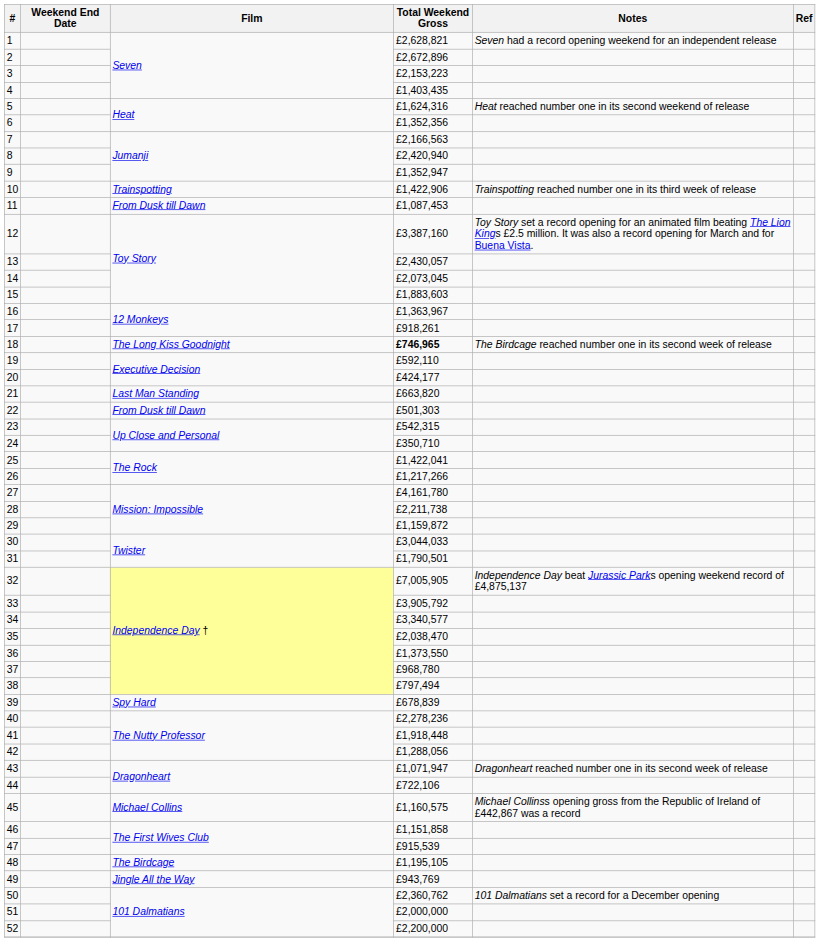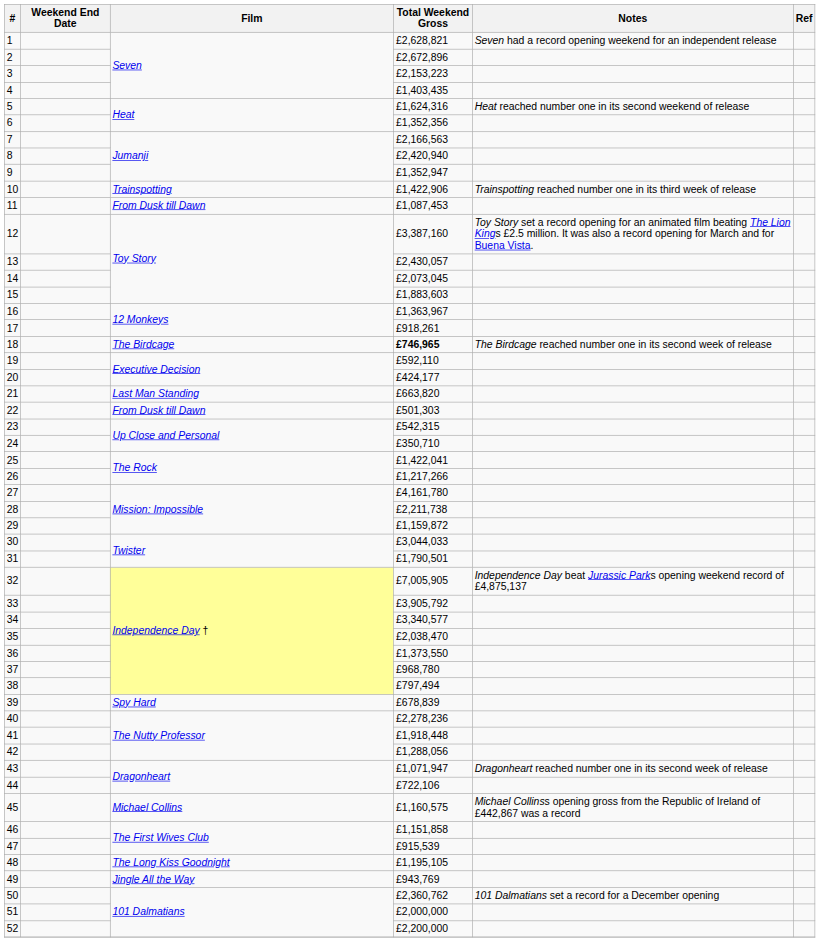(171, 344) The Long Kiss Goodnight -> (143, 344) The Birdcage
(143, 862) The Birdcage -> (171, 862) The Long Kiss Goodnight
